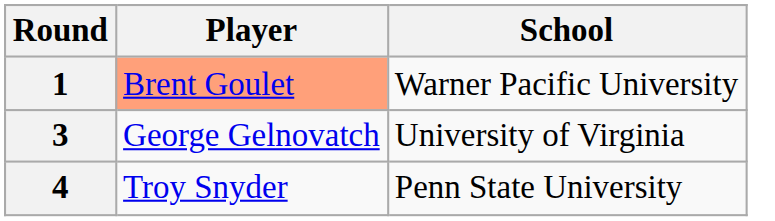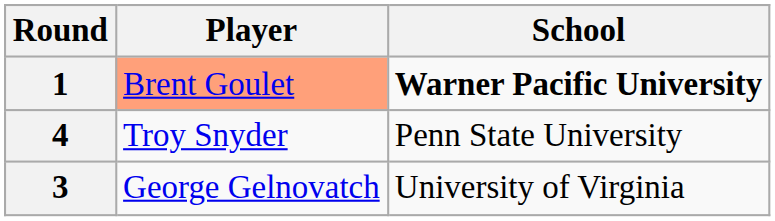(567, 82) normal -> (579, 82) bold
rows swapped: (60, 135) <-> (60, 187)
